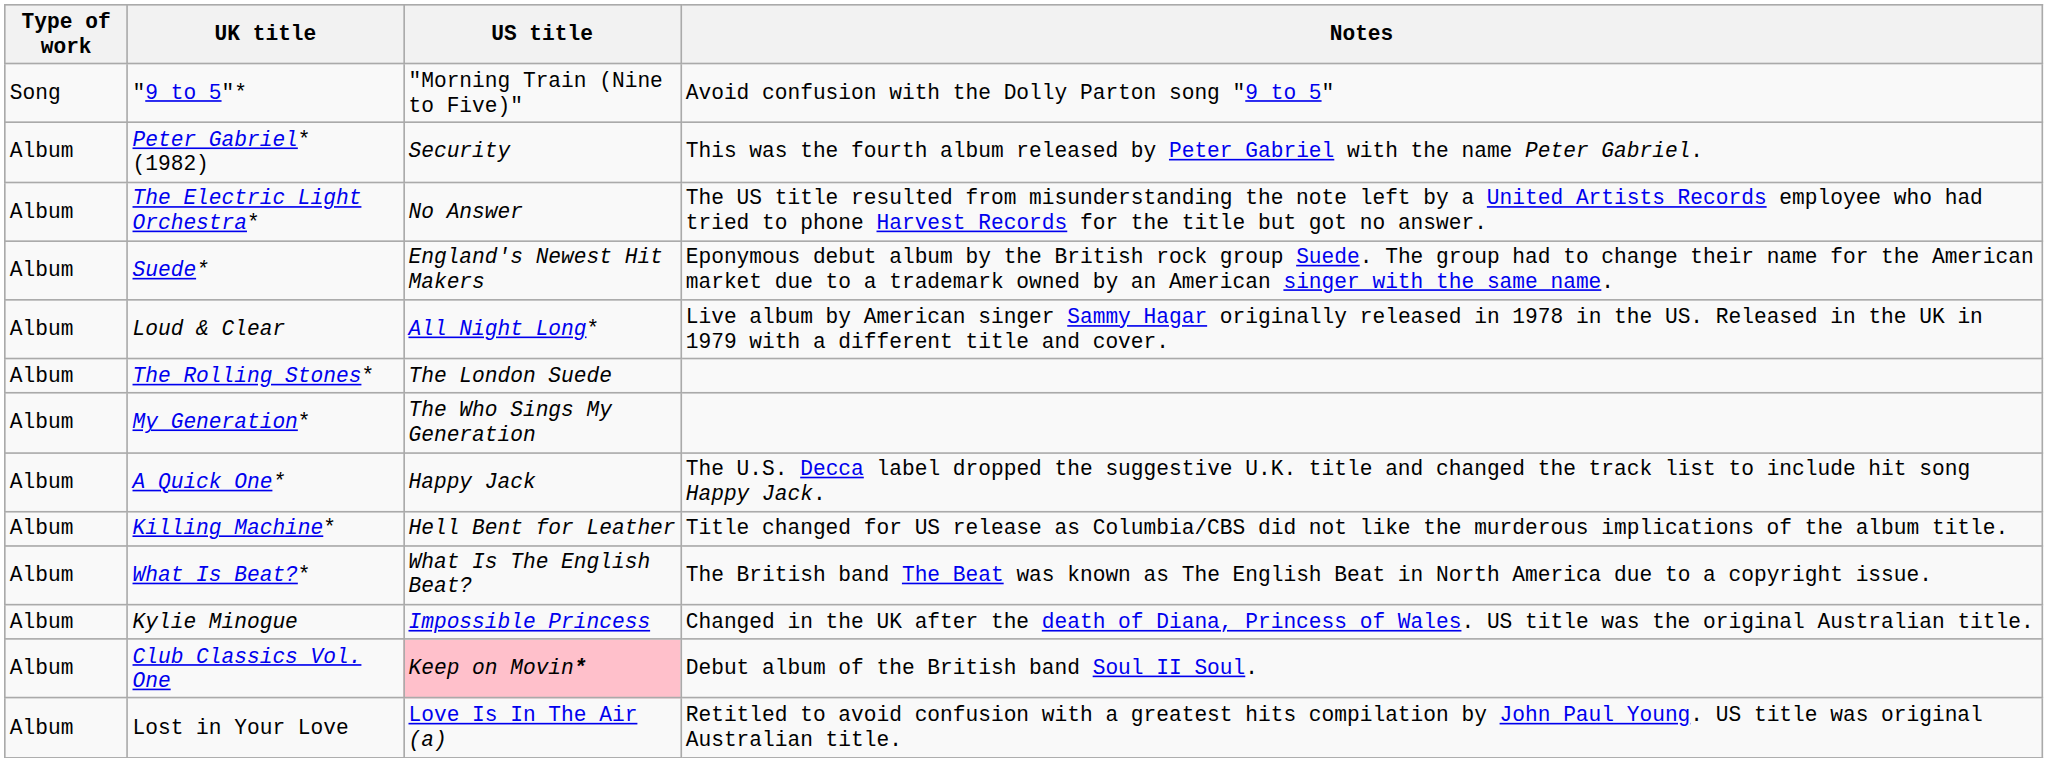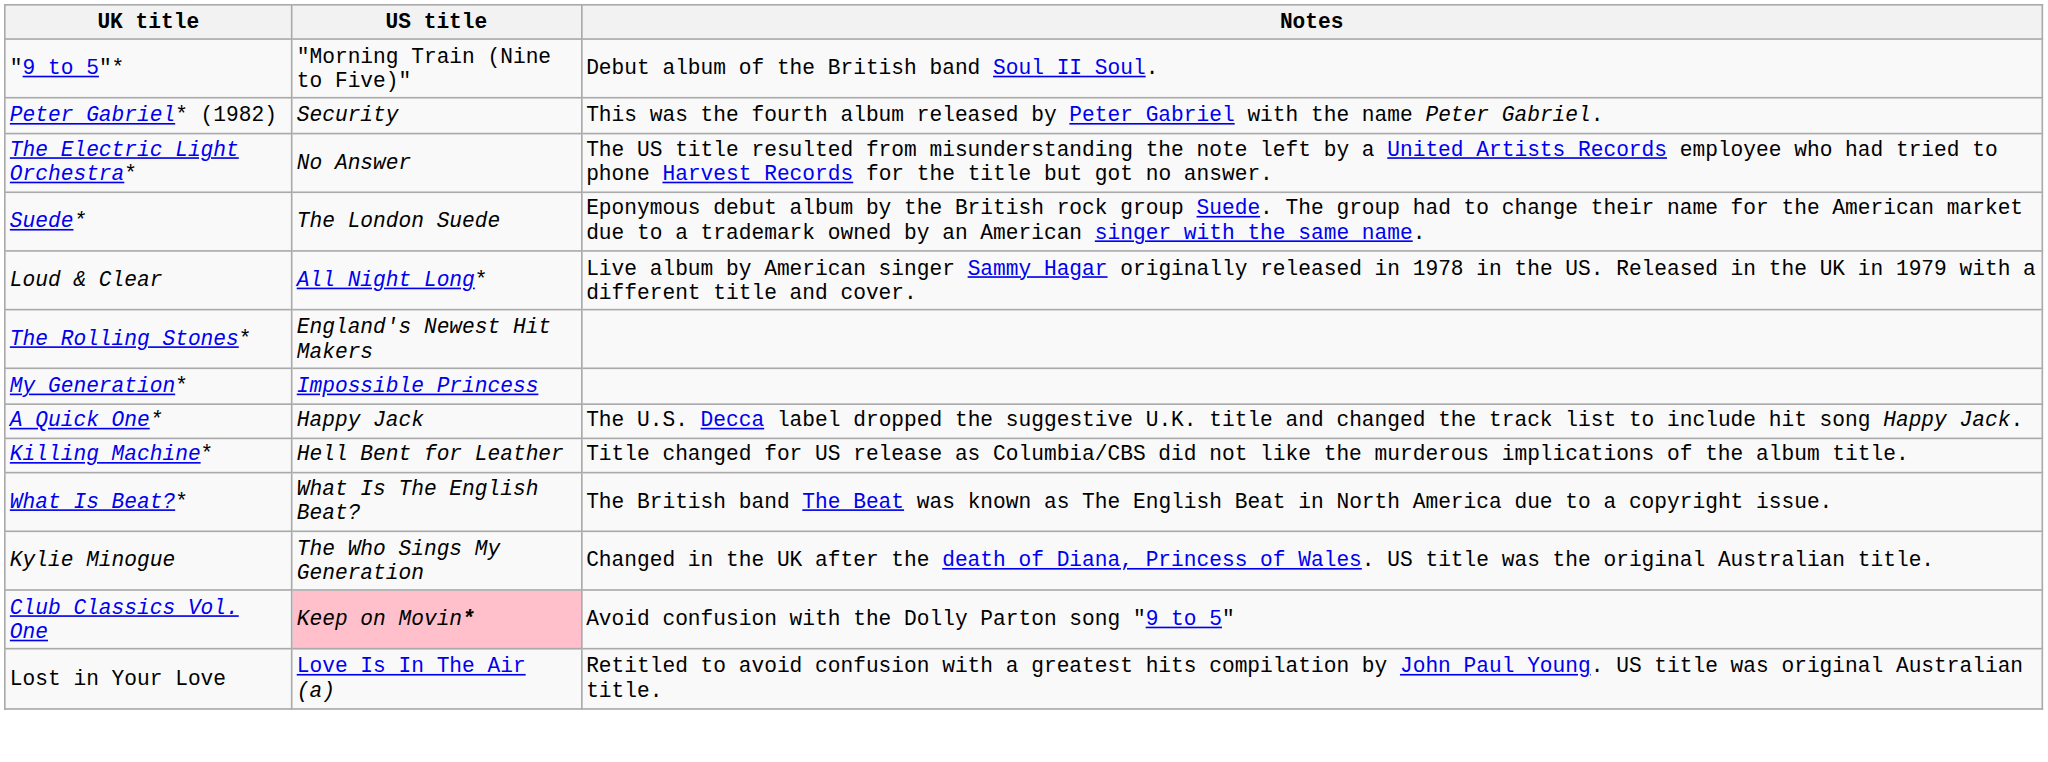- column: (66, 34)
(1010, 93) Avoid confusion with the Dolly Parton song "9 to 5" -> (872, 69) Debut album of the British band Soul II Soul.
(536, 270) England's Newest Hit Makers -> (398, 221) The London Suede
(510, 376) The London Suede -> (424, 339) England's Newest Hit Makers
(510, 423) The Who Sings My Generation -> (418, 386) Impossible Princess
(529, 622) Impossible Princess -> (398, 561) The Who Sings My Generation
(972, 669) Debut album of the British band Soul II Soul. -> (910, 620) Avoid confusion with the Dolly Parton song "9 to 5"
